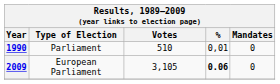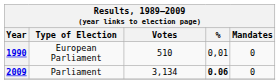(76, 49) Parliament -> (76, 53) European Parliament
(76, 67) European Parliament -> (76, 72) Parliament
(165, 67) 3,105 -> (165, 72) 3,134
